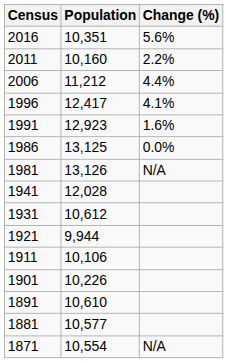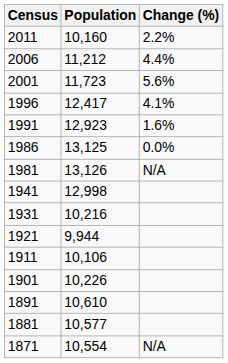- row: (23, 37)
+ row: (23, 81)
(86, 192) 12,028 -> (86, 192) 12,998
(86, 214) 10,612 -> (86, 214) 10,216
